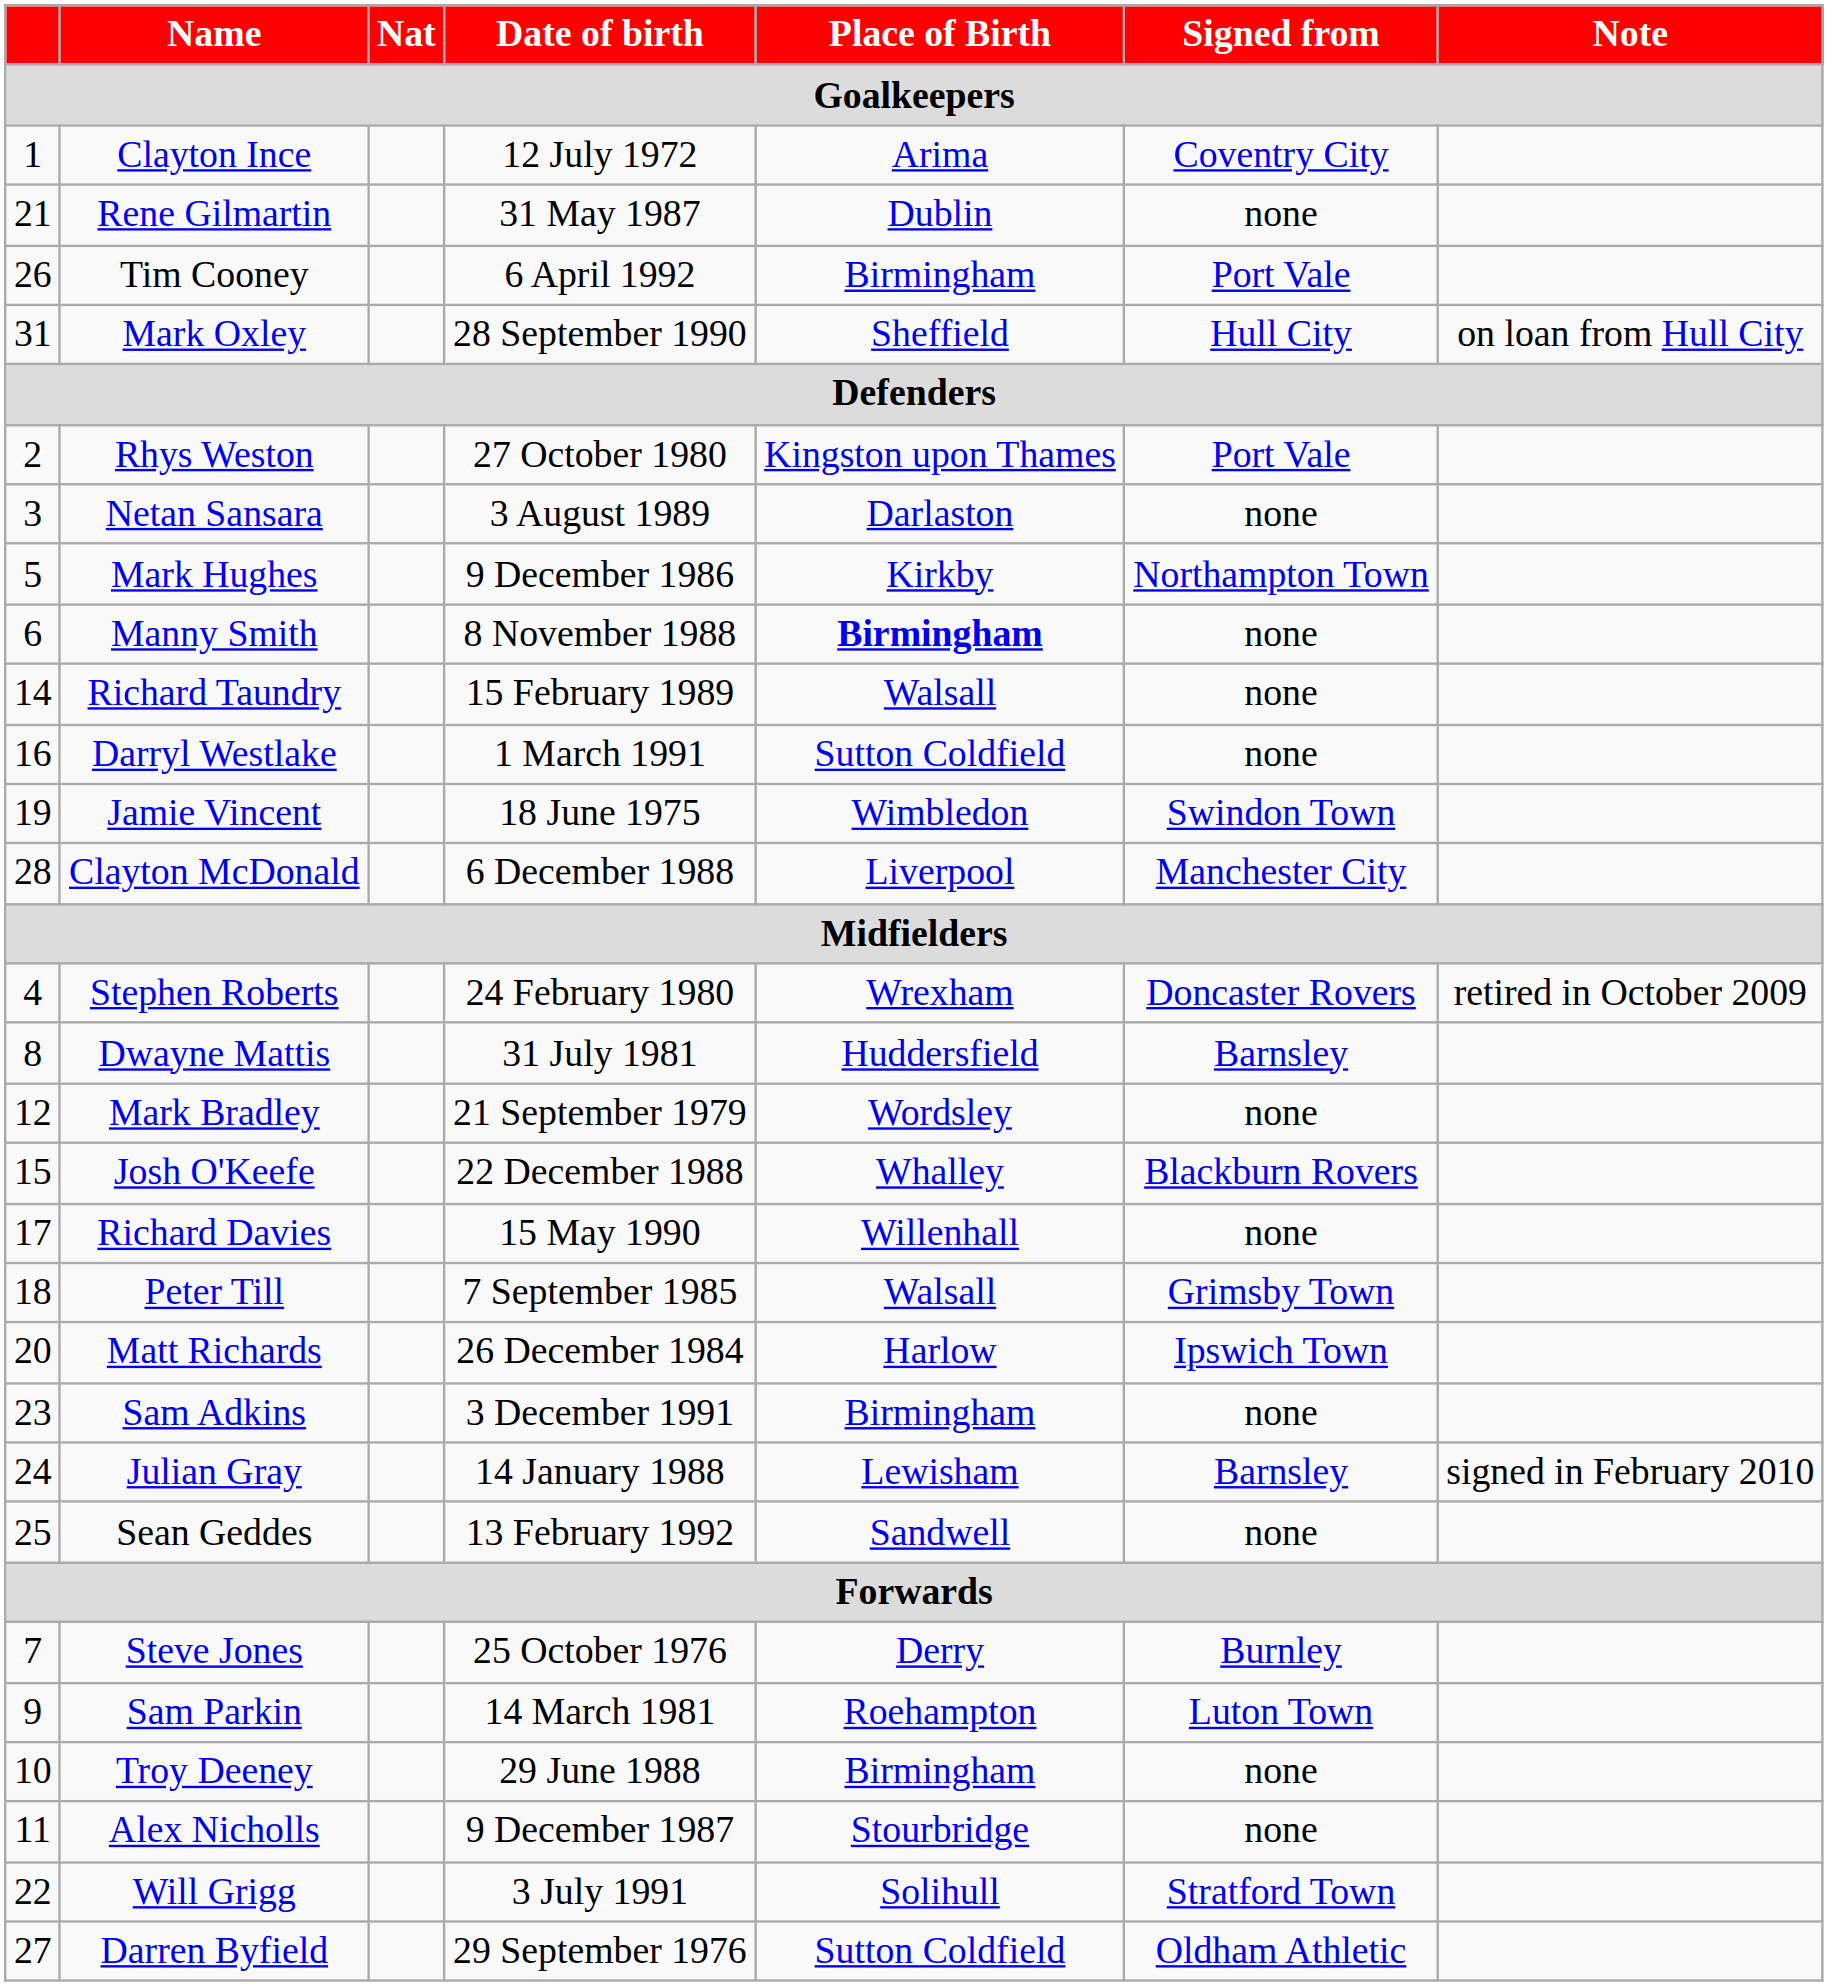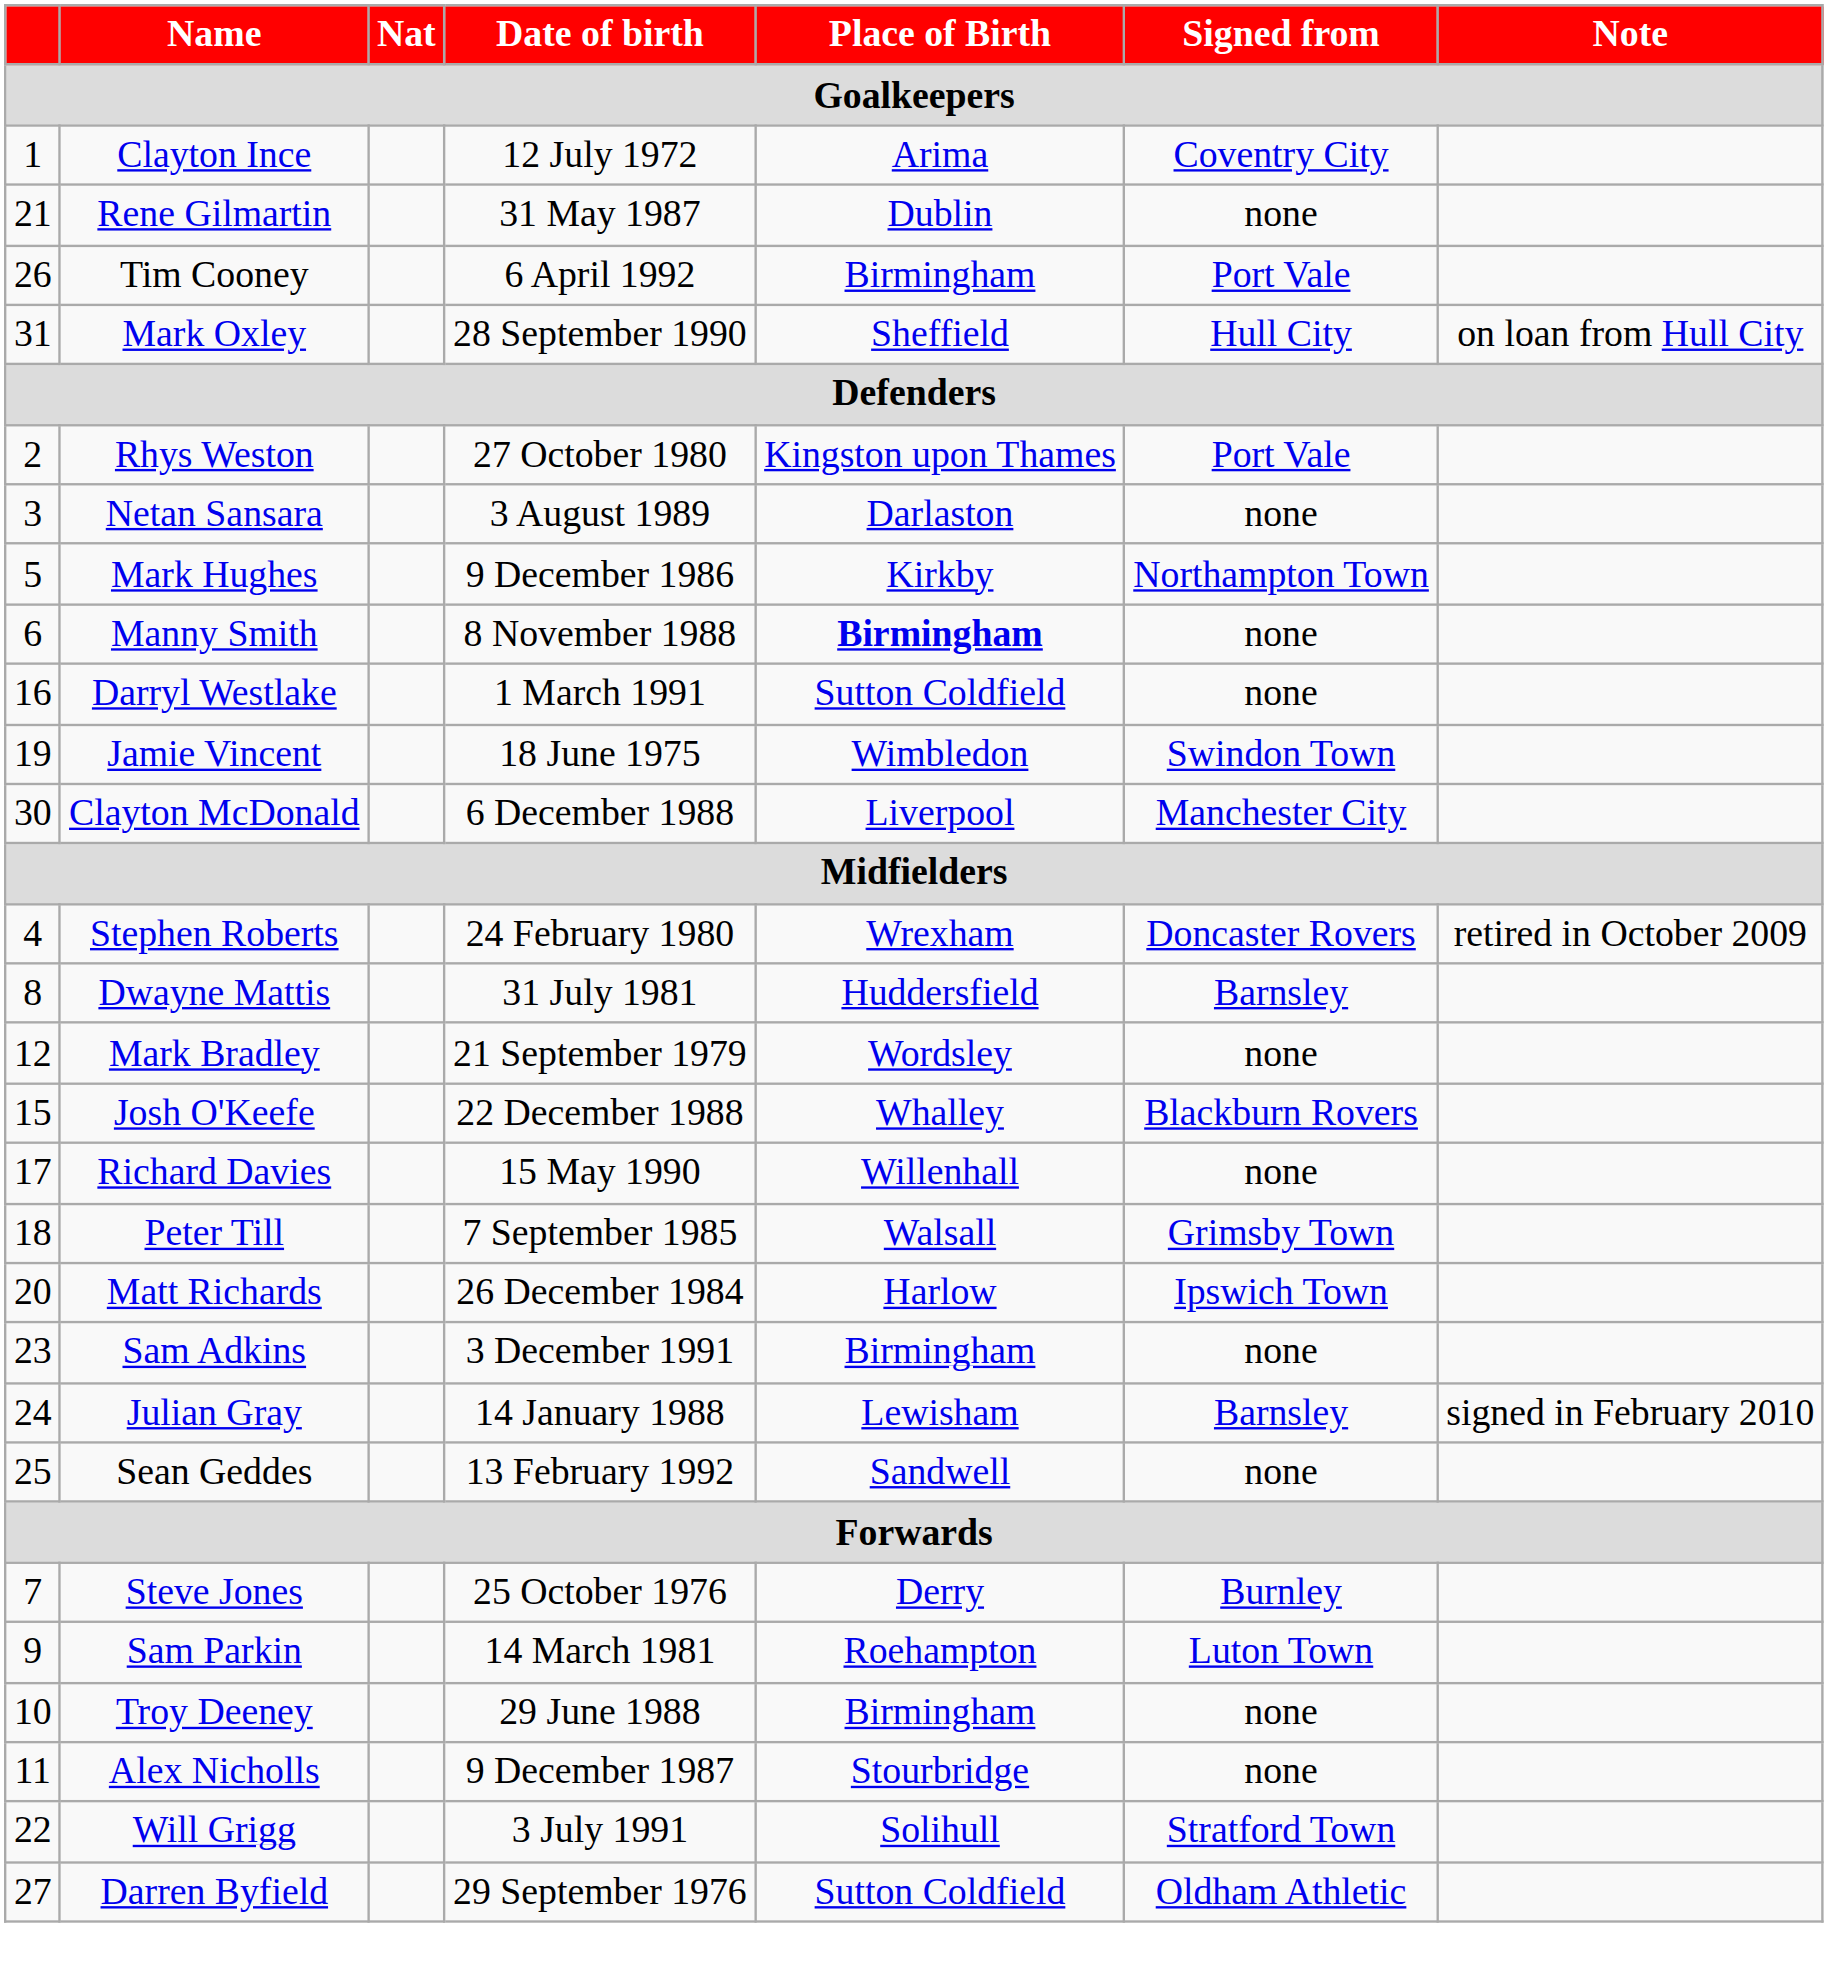- row: (214, 693)
(33, 872) 28 -> (33, 812) 30
